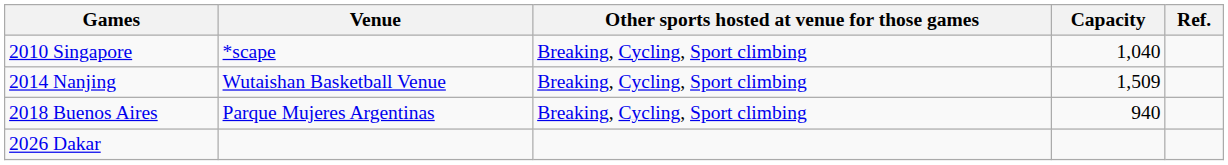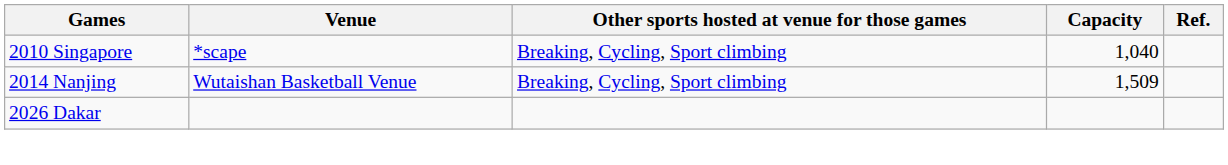- row: (83, 112)
